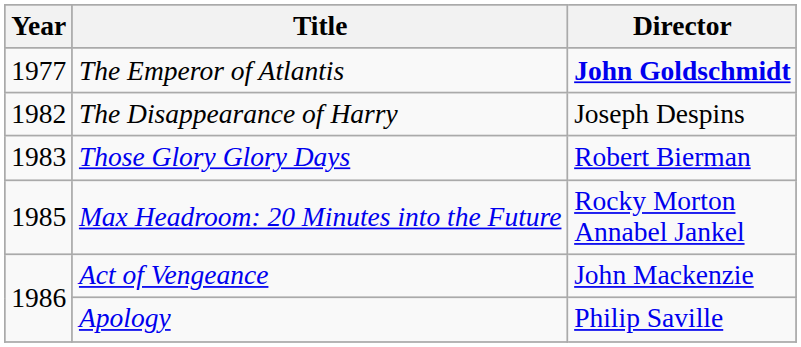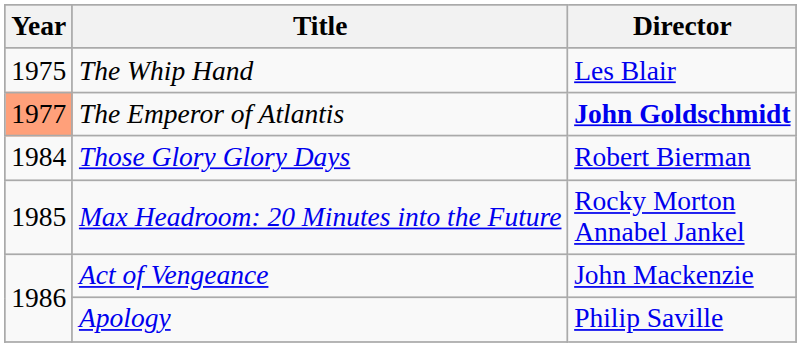+ row: (166, 69)
(39, 69) no background -> (39, 113) lightsalmon background
- row: (238, 113)
(39, 157) 1983 -> (39, 157) 1984
